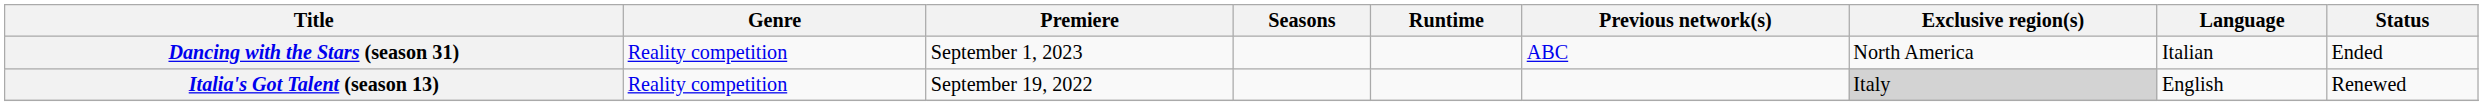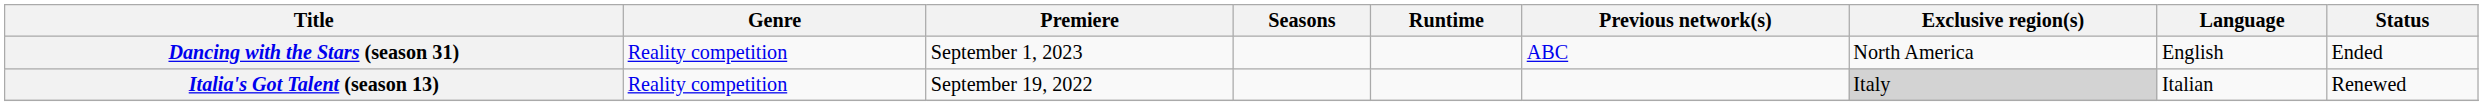(2188, 52) Italian -> (2193, 52) English
(2193, 84) English -> (2188, 84) Italian
